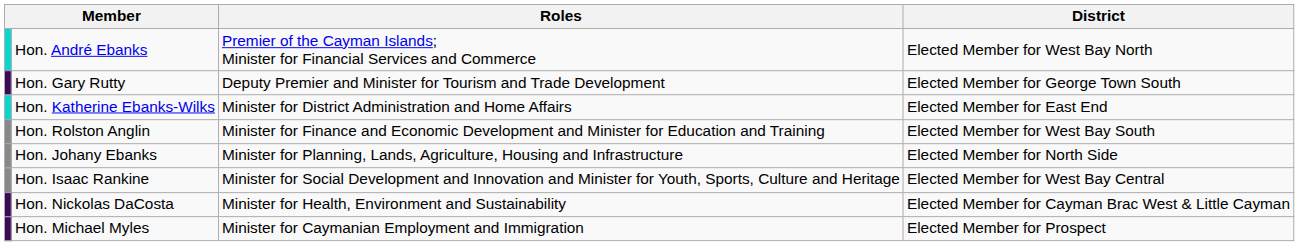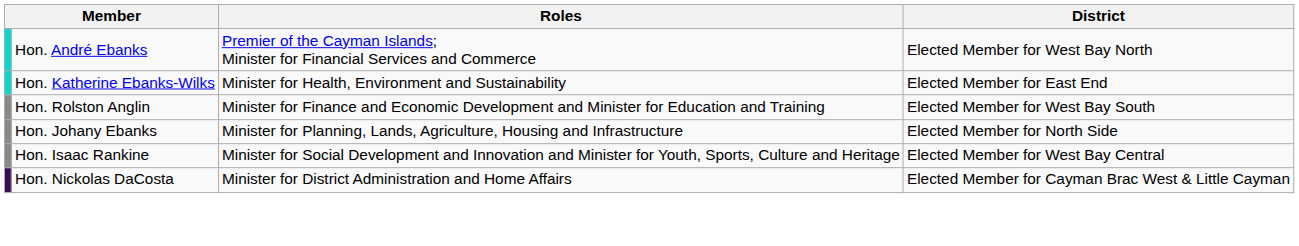- row: (70, 82)
(397, 107) Minister for District Administration and Home Affairs -> (394, 82) Minister for Health, Environment and Sustainability
(394, 204) Minister for Health, Environment and Sustainability -> (397, 180) Minister for District Administration and Home Affairs
- row: (82, 228)
